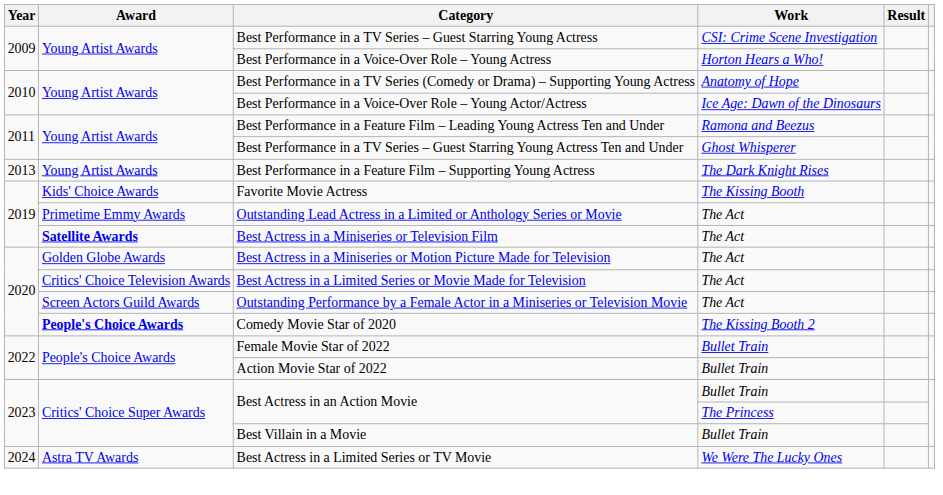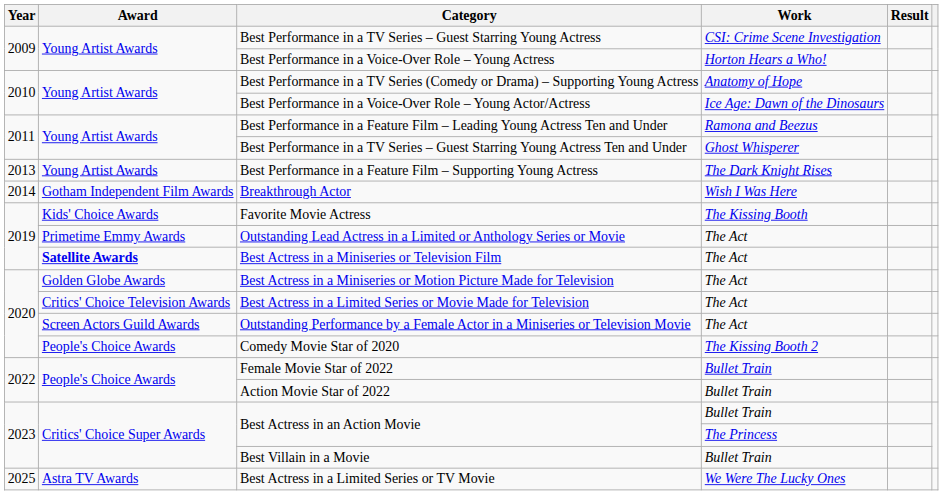+ row: (295, 192)
(113, 324) bold -> (109, 346) normal
(22, 457) 2024 -> (22, 479) 2025
